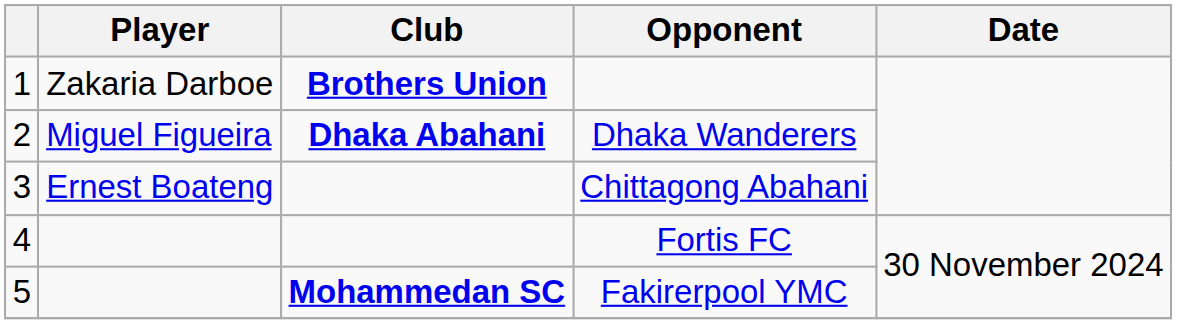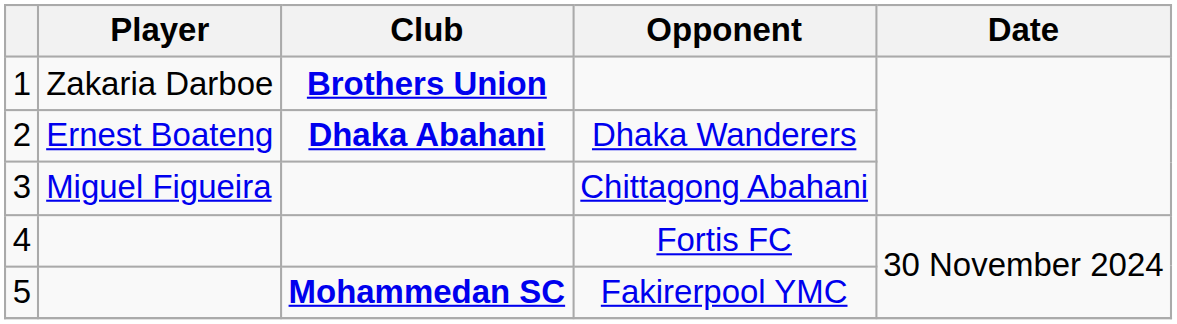(159, 135) Miguel Figueira -> (160, 135) Ernest Boateng
(160, 187) Ernest Boateng -> (159, 187) Miguel Figueira
